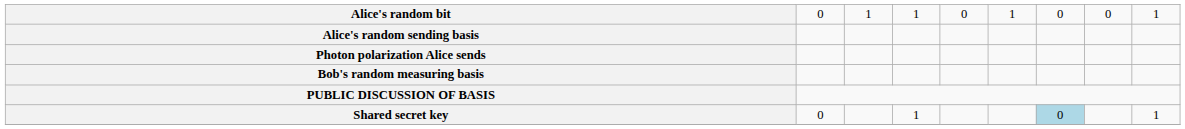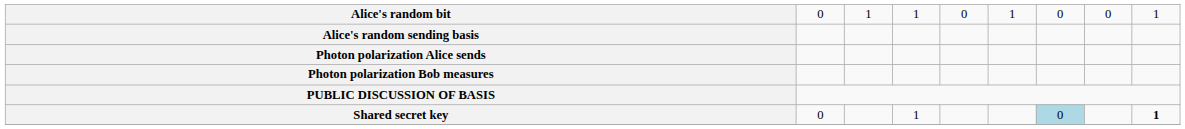- row: (401, 74)
+ row: (401, 74)
(1156, 114) normal -> (1156, 114) bold
